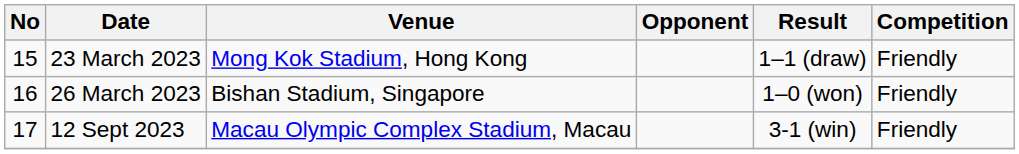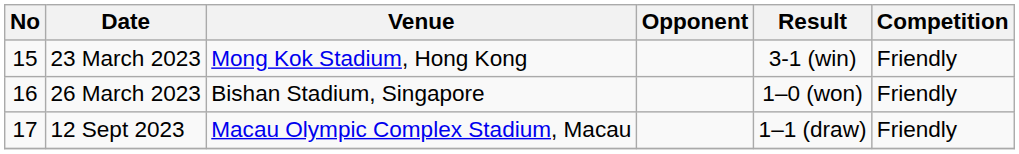(813, 58) 1–1 (draw) -> (813, 58) 3-1 (win)
(813, 129) 3-1 (win) -> (813, 129) 1–1 (draw)
